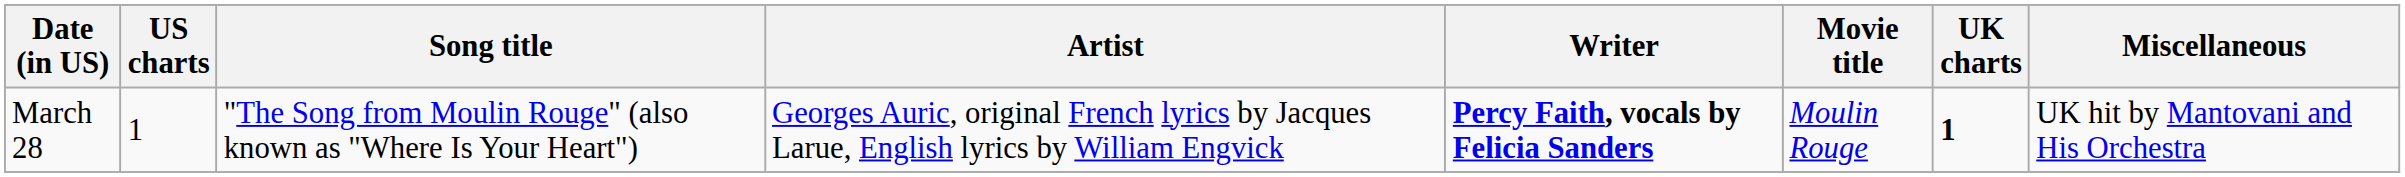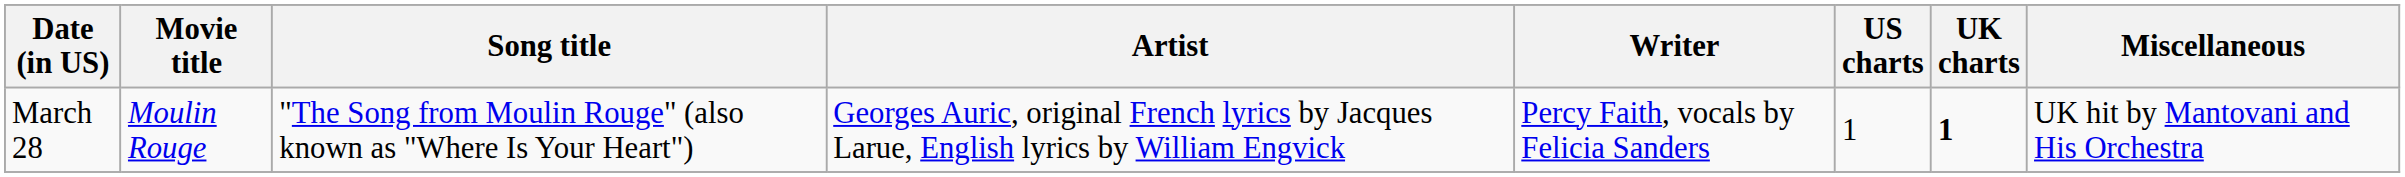columns swapped: (1858, 46) <-> (169, 46)
(1597, 129) bold -> (1658, 129) normal
